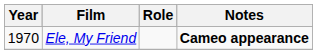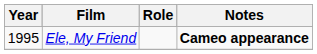(23, 37) 1970 -> (23, 37) 1995
